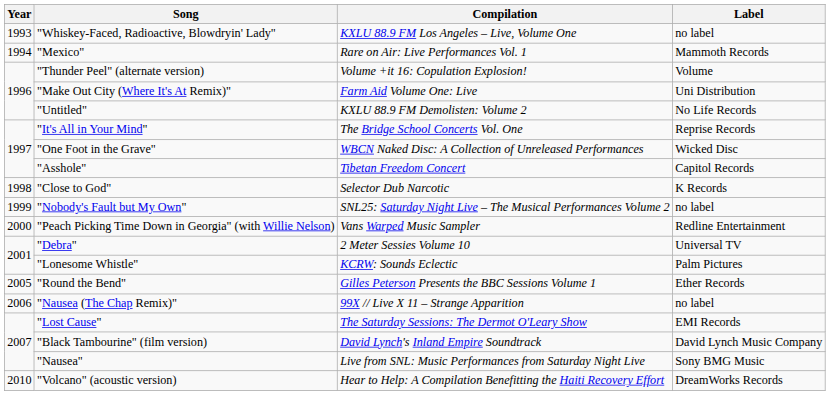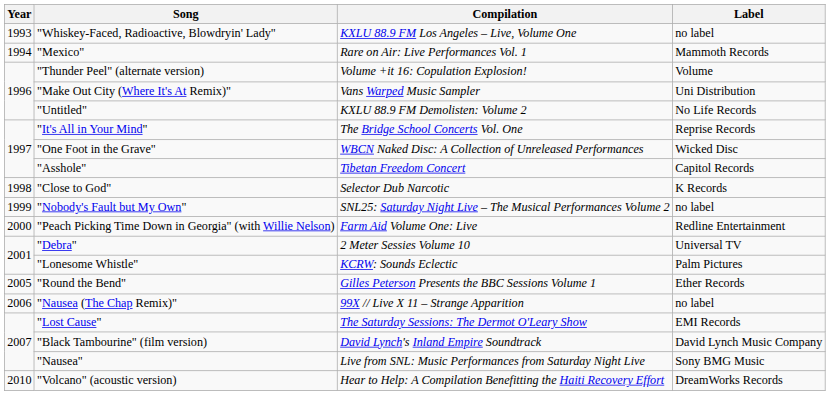(409, 91) Farm Aid Volume One: Live -> (410, 91) Vans Warped Music Sampler
(410, 226) Vans Warped Music Sampler -> (409, 226) Farm Aid Volume One: Live
